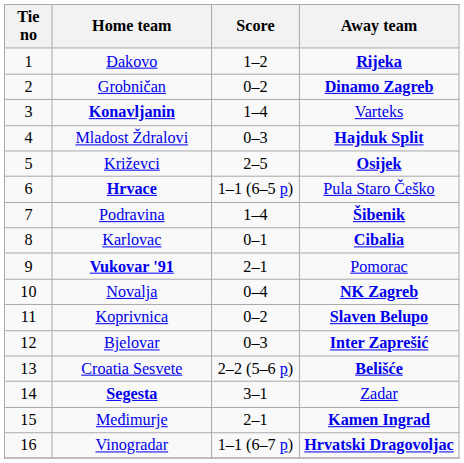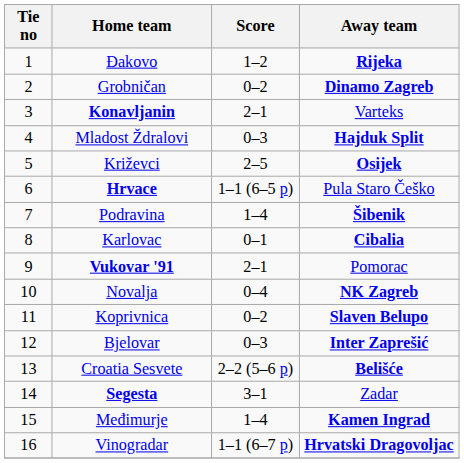(255, 112) 1–4 -> (255, 112) 2–1
(255, 419) 2–1 -> (255, 419) 1–4
